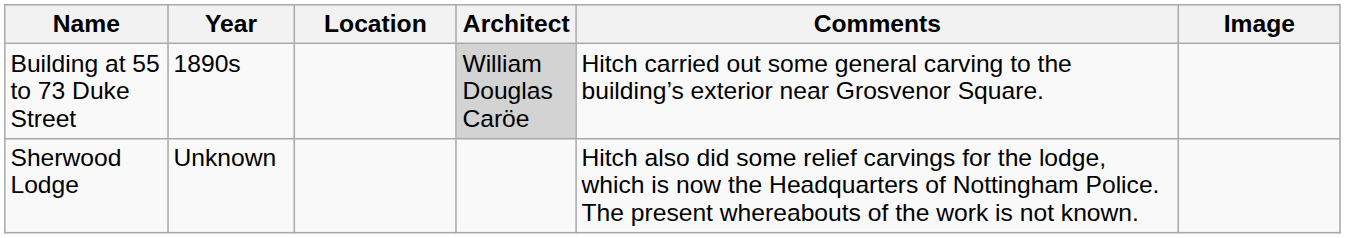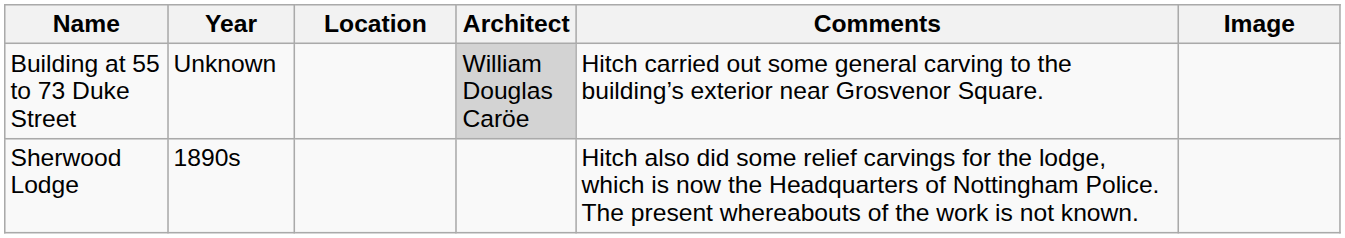(207, 63) 1890s -> (225, 63) Unknown
(225, 157) Unknown -> (207, 157) 1890s
